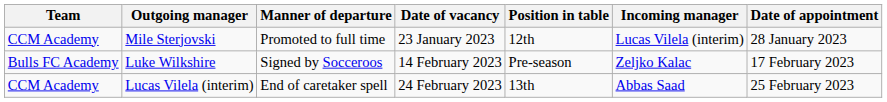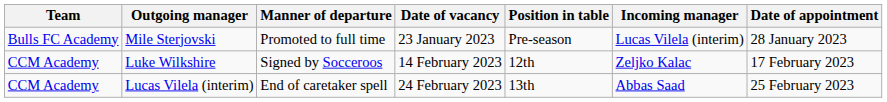(53, 39) CCM Academy -> (63, 39) Bulls FC Academy
(521, 39) 12th -> (540, 39) Pre-season
(63, 62) Bulls FC Academy -> (53, 62) CCM Academy
(540, 62) Pre-season -> (521, 62) 12th
